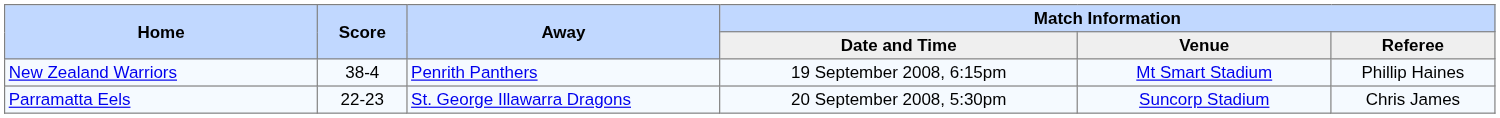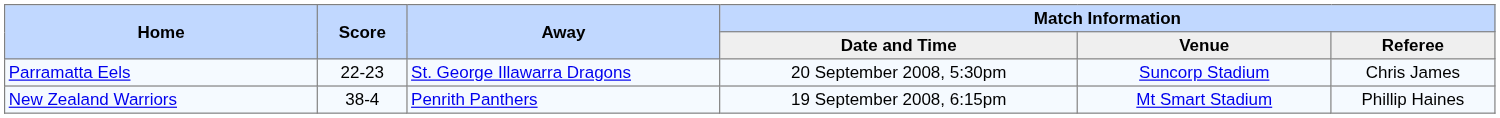rows swapped: (93, 72) <-> (70, 100)
